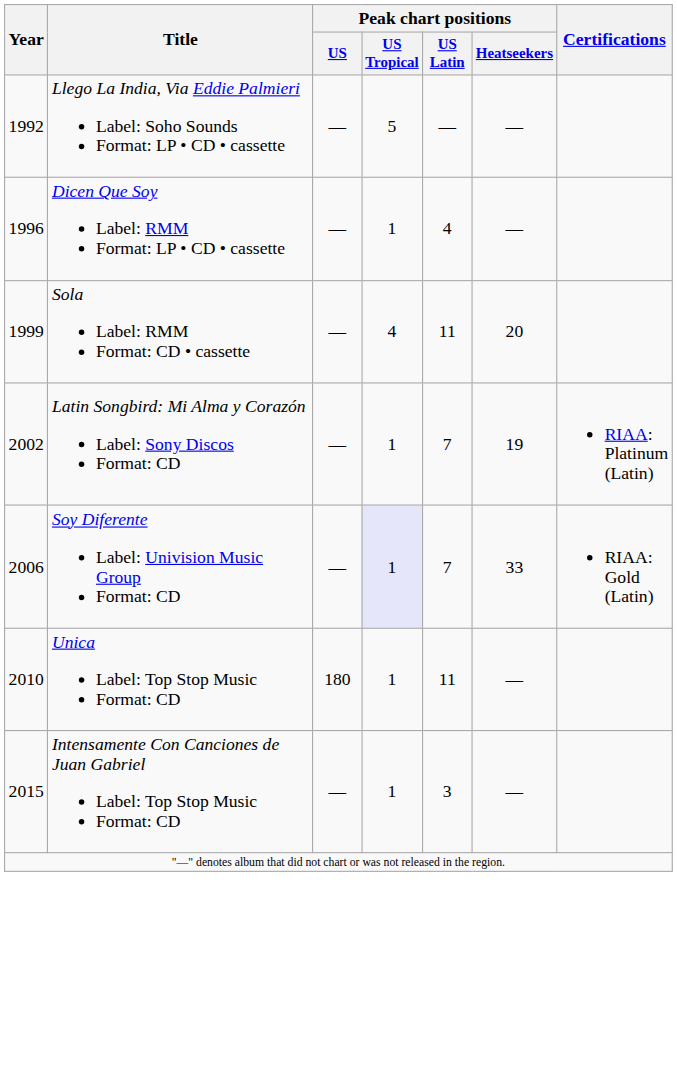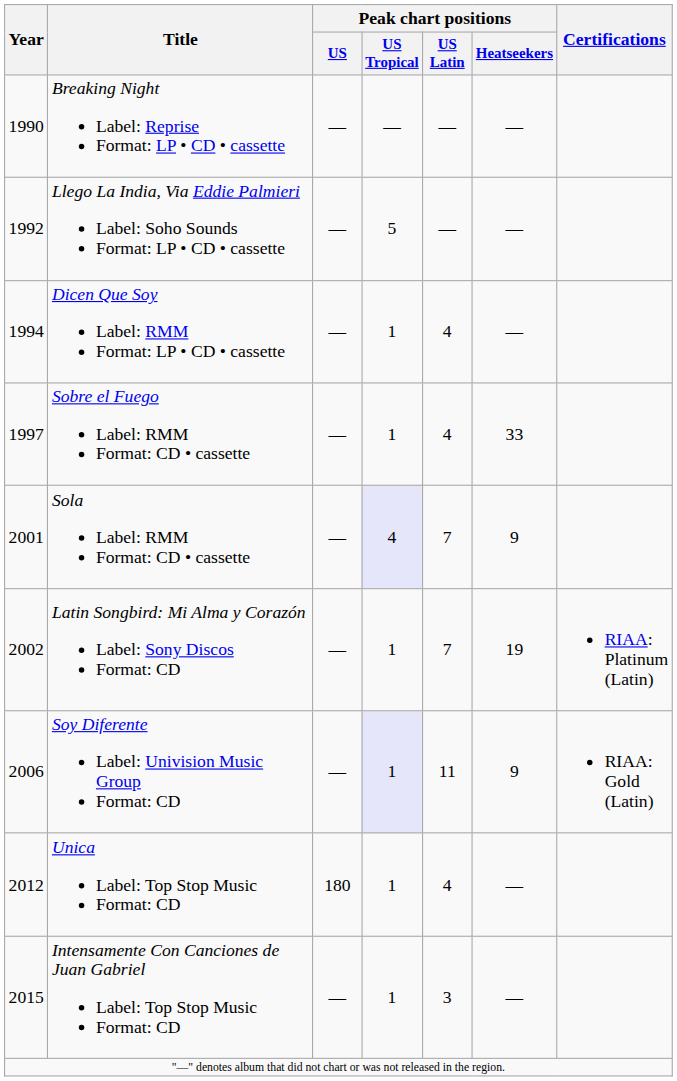+ row: (180, 117)
(26, 228) 1996 -> (26, 331) 1994
+ row: (180, 425)
(26, 331) 1999 -> (26, 536) 2001
(392, 331) no background -> (392, 536) lavender background
(447, 331) 11 -> (447, 536) 7
(514, 331) 20 -> (514, 536) 9
(447, 566) 7 -> (447, 772) 11
(514, 566) 33 -> (514, 772) 9
(26, 679) 2010 -> (26, 884) 2012
(447, 679) 11 -> (447, 884) 4
